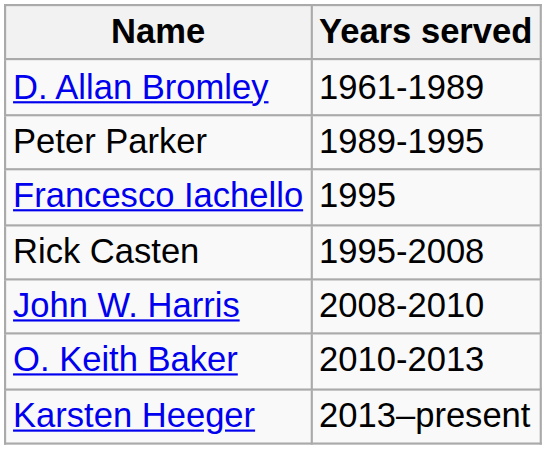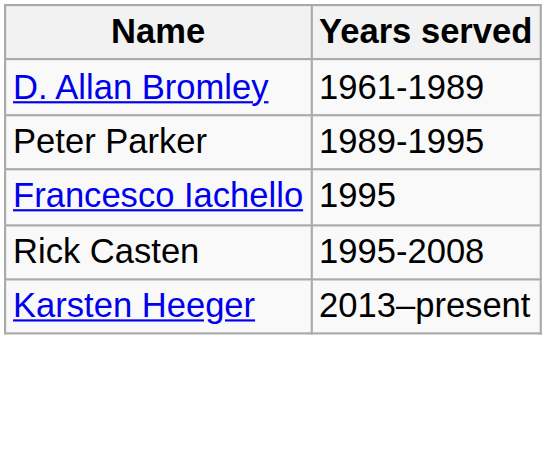- row: (126, 305)
- row: (125, 360)
